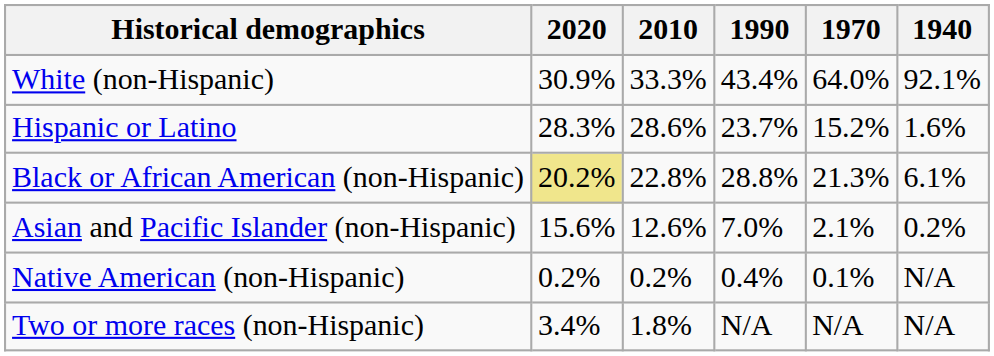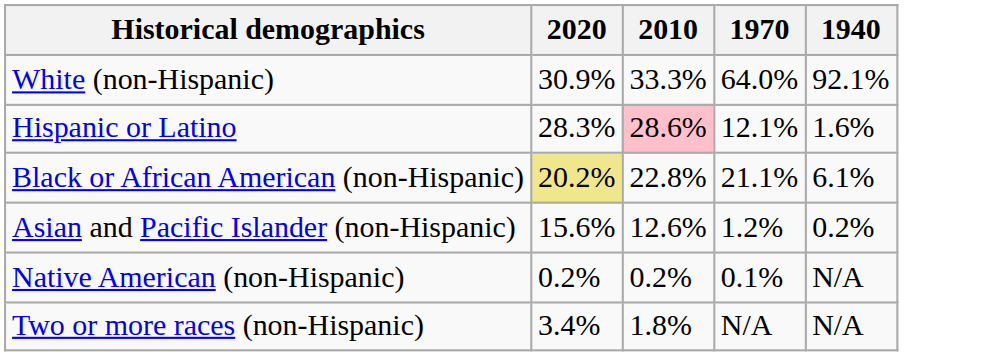- column: (759, 29)
(668, 128) no background -> (668, 128) pink background
(851, 128) 15.2% -> (759, 128) 12.1%
(851, 177) 21.3% -> (759, 177) 21.1%
(843, 227) 2.1% -> (752, 227) 1.2%
